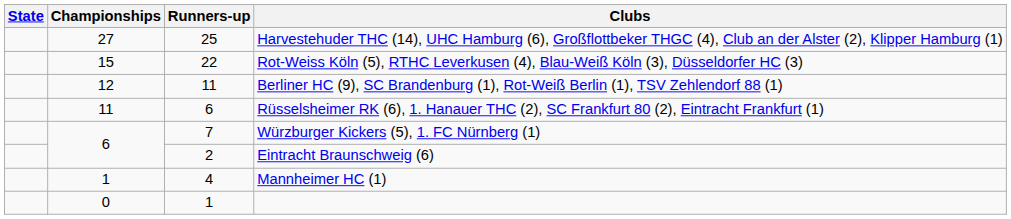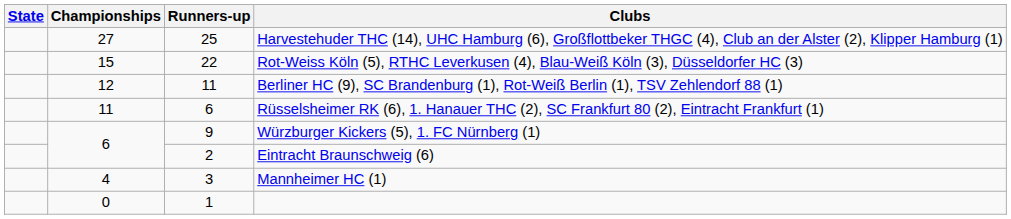(209, 132) 7 -> (209, 132) 9
(106, 179) 1 -> (106, 179) 4
(209, 179) 4 -> (209, 179) 3
